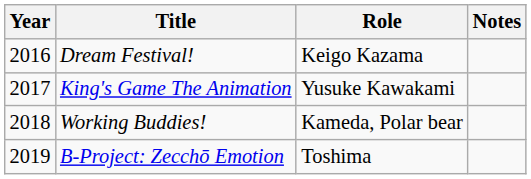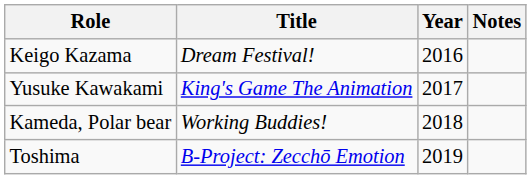columns swapped: (30, 21) <-> (382, 21)
